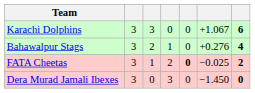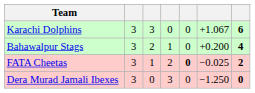(214, 46) +0.276 -> (214, 46) +0.200
(214, 79) −1.450 -> (214, 79) −1.250
